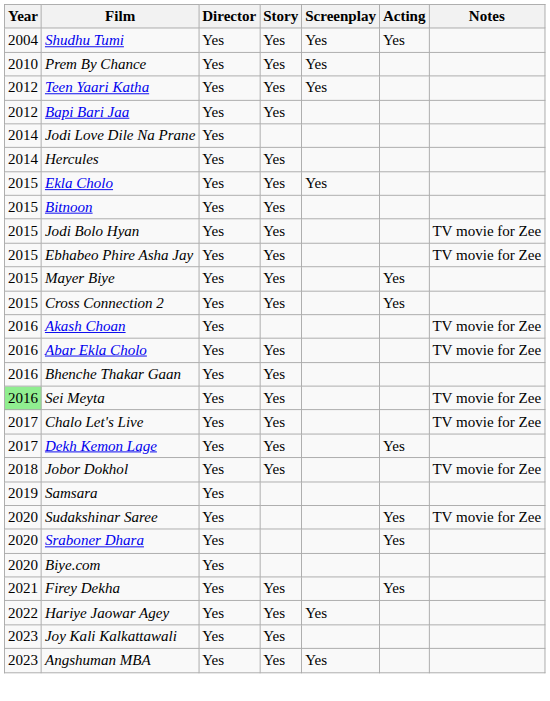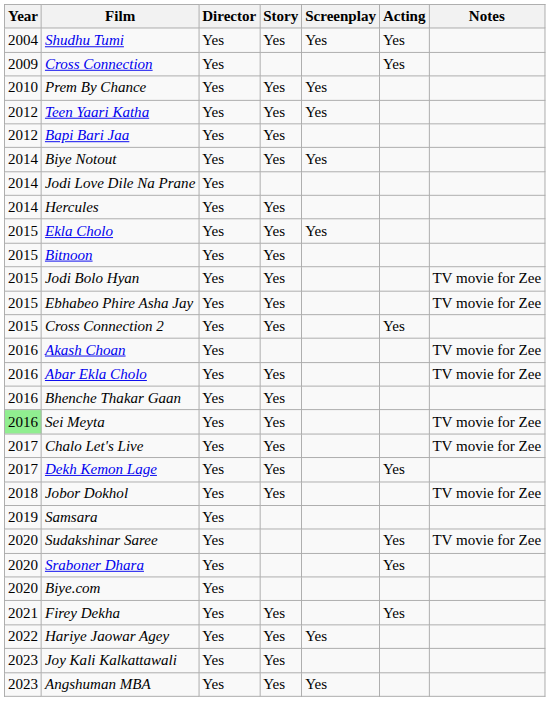+ row: (99, 64)
+ row: (81, 159)
- row: (80, 278)
